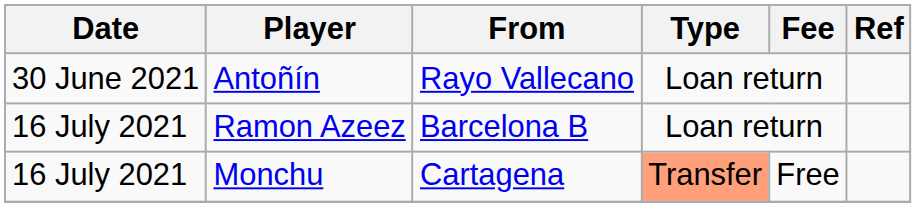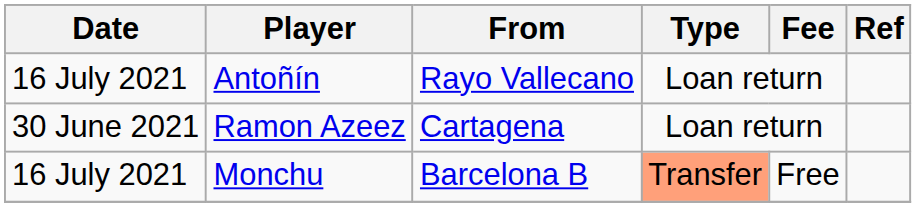(106, 77) 30 June 2021 -> (100, 77) 16 July 2021
(100, 126) 16 July 2021 -> (106, 126) 30 June 2021
(504, 126) Barcelona B -> (492, 126) Cartagena
(492, 175) Cartagena -> (504, 175) Barcelona B
